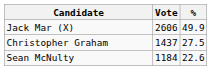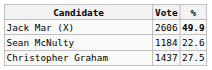(193, 27) normal -> (193, 27) bold
rows swapped: (57, 42) <-> (40, 58)
